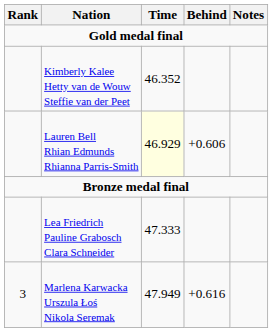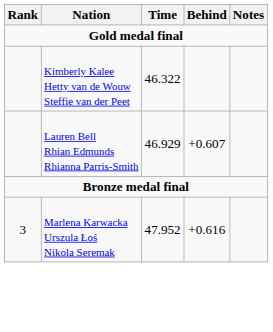(163, 78) 46.352 -> (163, 78) 46.322
(163, 143) lightyellow background -> (163, 143) no background
(207, 143) +0.606 -> (207, 143) +0.607
- row: (83, 237)
(163, 294) 47.949 -> (163, 229) 47.952
